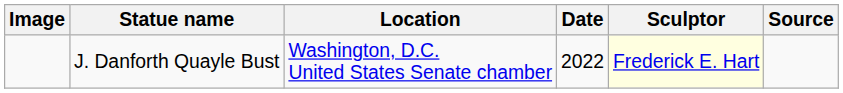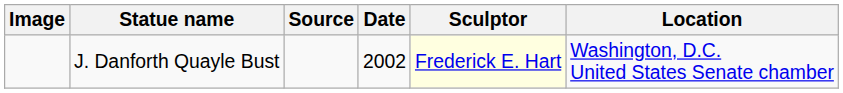columns swapped: (420, 19) <-> (801, 19)
(583, 61) 2022 -> (385, 61) 2002
